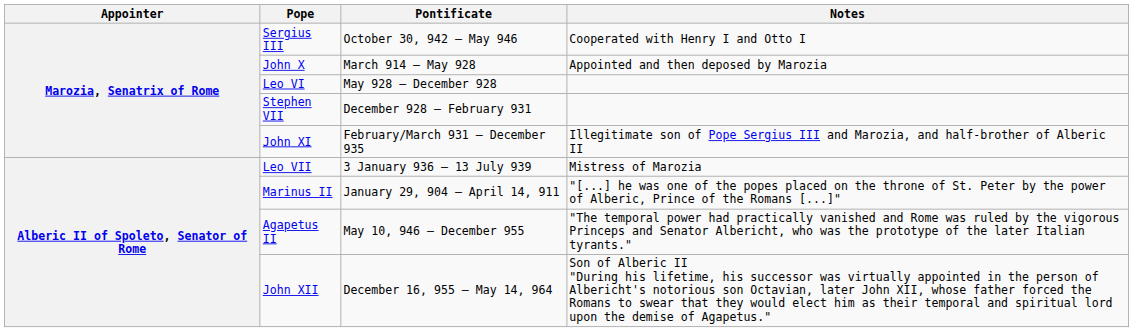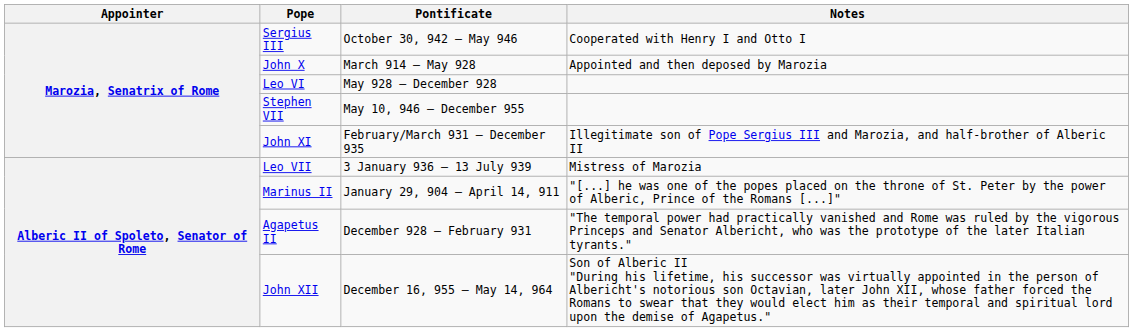(437, 109) December 928 – February 931 -> (434, 109) May 10, 946 – December 955
(434, 231) May 10, 946 – December 955 -> (437, 231) December 928 – February 931
